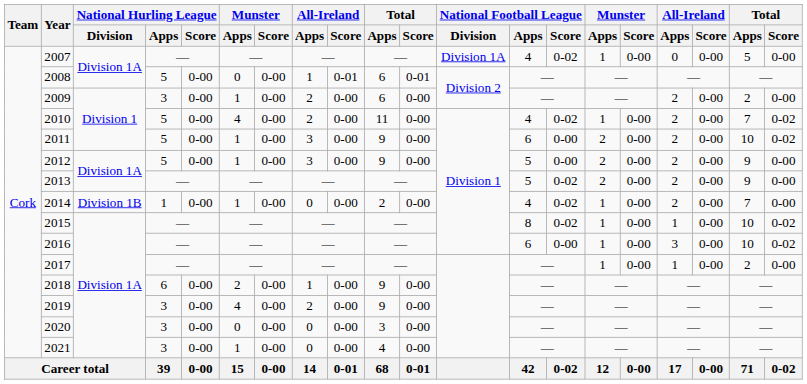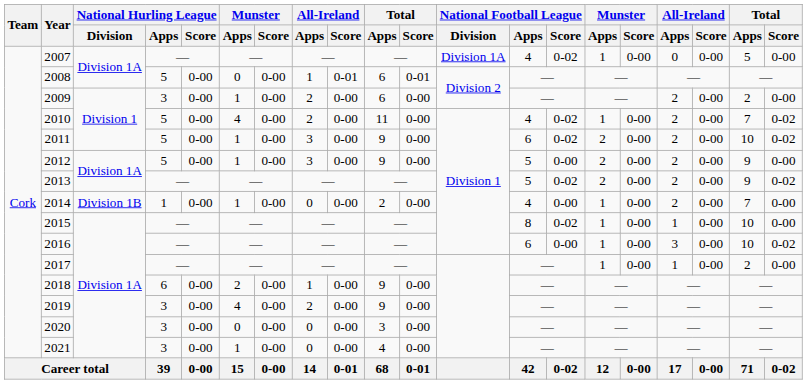(566, 139) 0-00 -> (566, 139) 0-02
(783, 181) 0-00 -> (783, 181) 0-02
(566, 202) 0-02 -> (566, 202) 0-00
(783, 222) 0-02 -> (783, 222) 0-00
